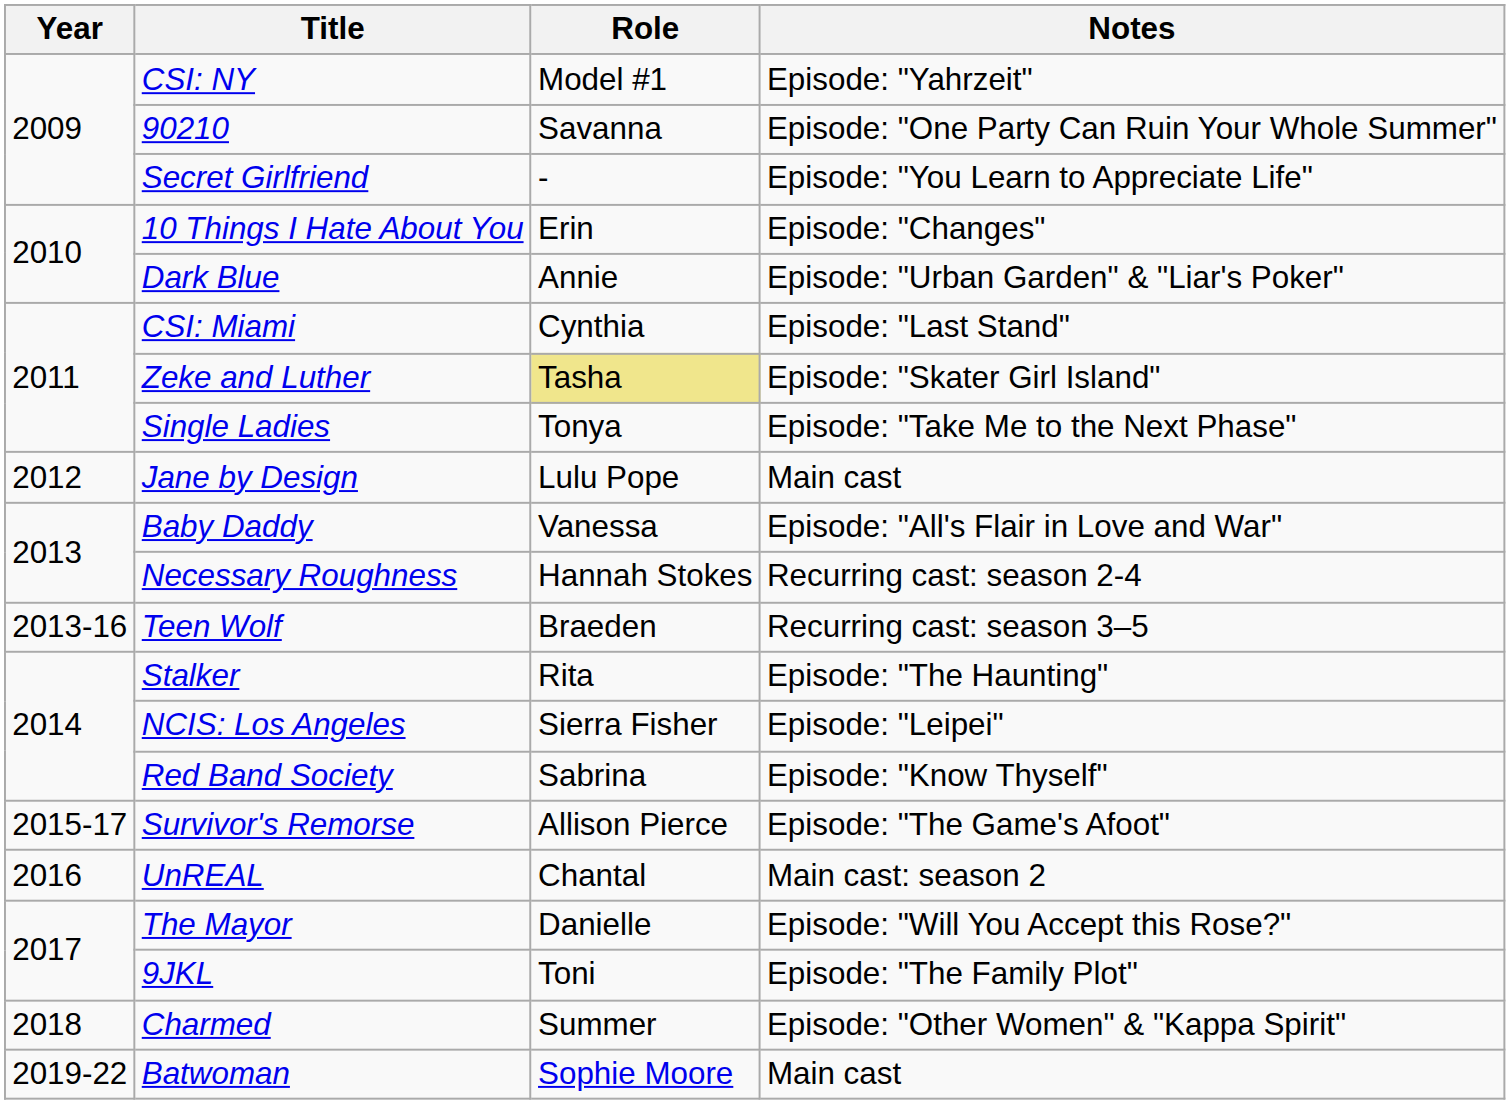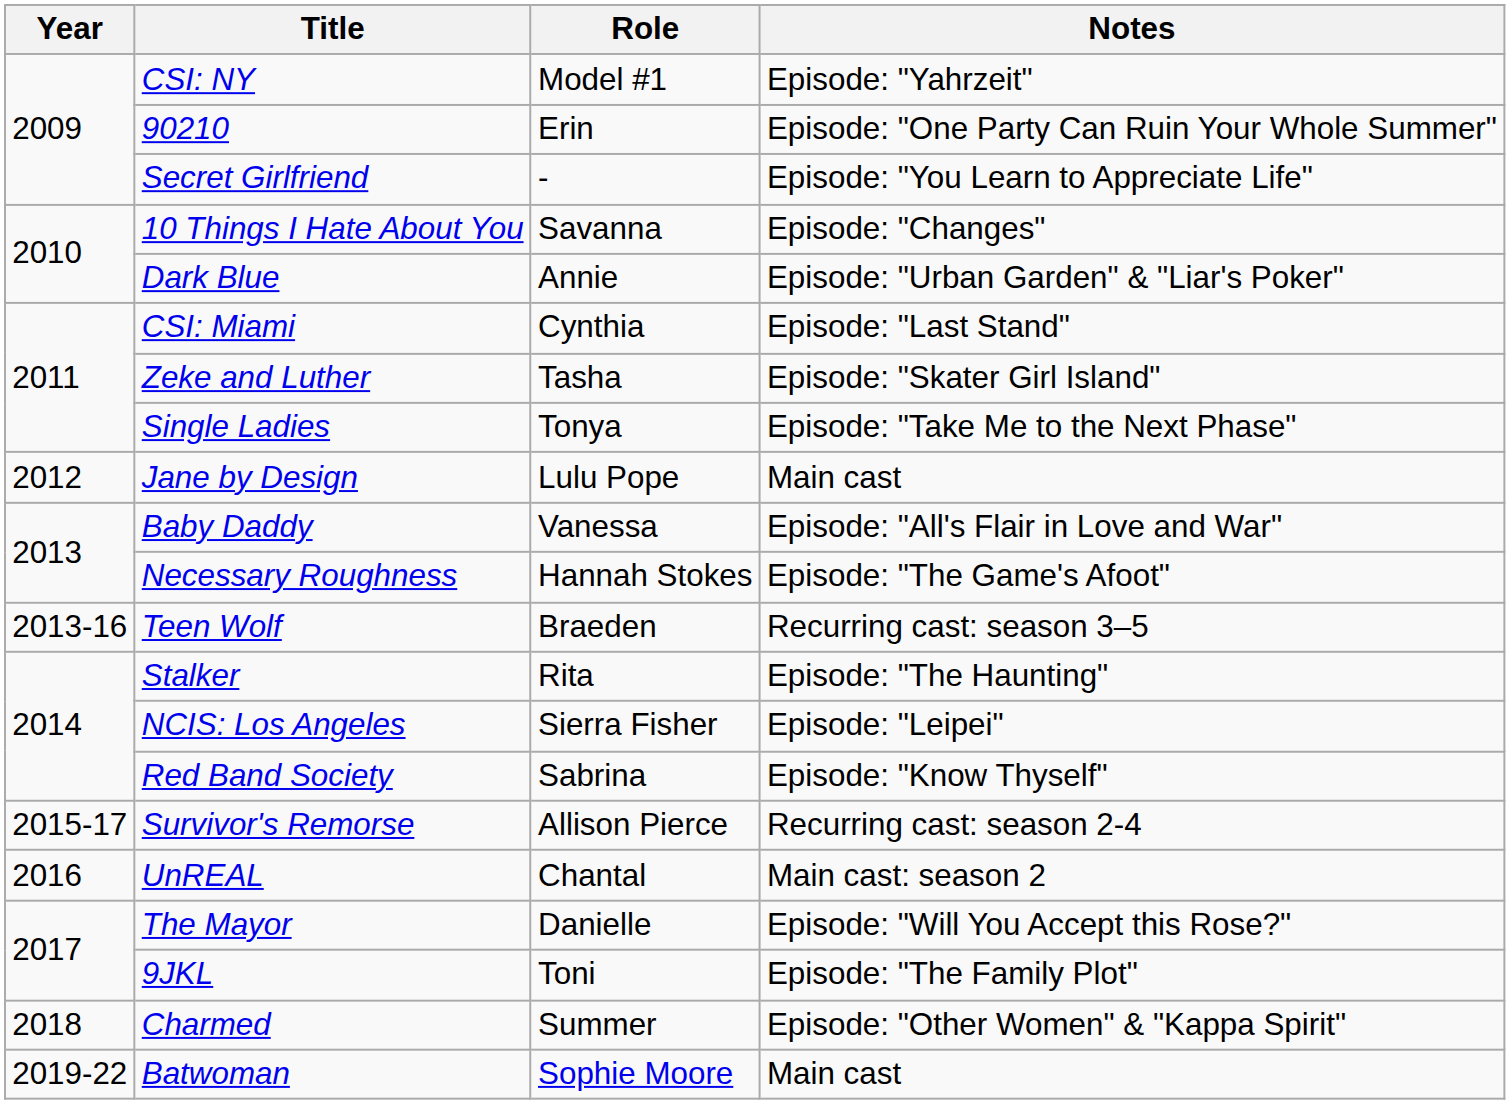(600, 128) Savanna -> (566, 128) Erin
(566, 228) Erin -> (600, 228) Savanna
(580, 377) khaki background -> (580, 377) no background
(954, 576) Recurring cast: season 2-4 -> (968, 576) Episode: "The Game's Afoot"
(968, 825) Episode: "The Game's Afoot" -> (954, 825) Recurring cast: season 2-4
